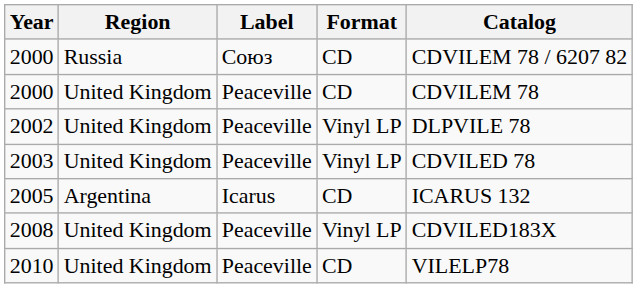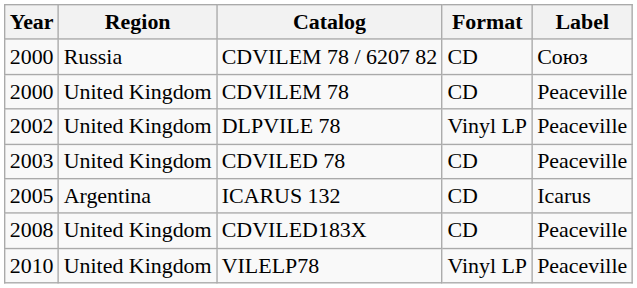columns swapped: (267, 21) <-> (519, 21)
(362, 160) Vinyl LP -> (463, 160) CD
(362, 230) Vinyl LP -> (463, 230) CD
(337, 265) CD -> (487, 265) Vinyl LP
